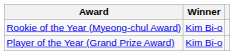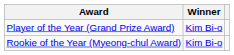rows swapped: (91, 43) <-> (94, 27)
